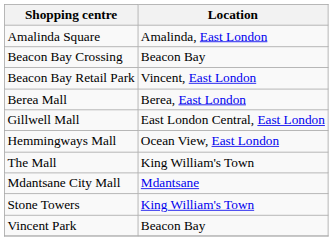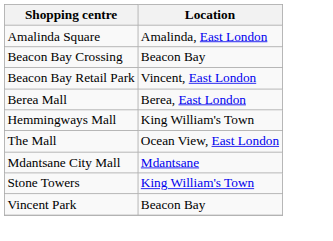- row: (43, 120)
(210, 141) Ocean View, East London -> (197, 120) King William's Town
(197, 162) King William's Town -> (210, 141) Ocean View, East London
